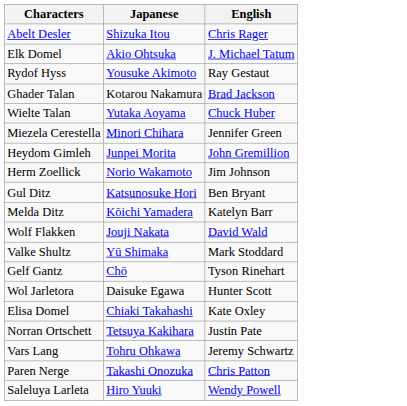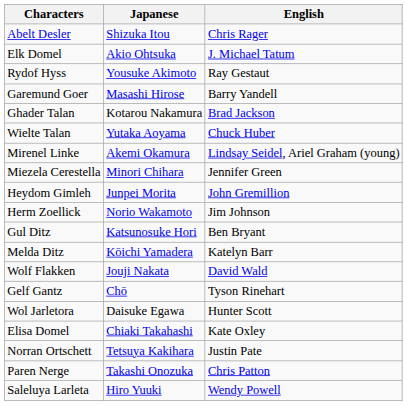+ row: (48, 93)
+ row: (43, 152)
- row: (39, 251)
- row: (33, 350)
